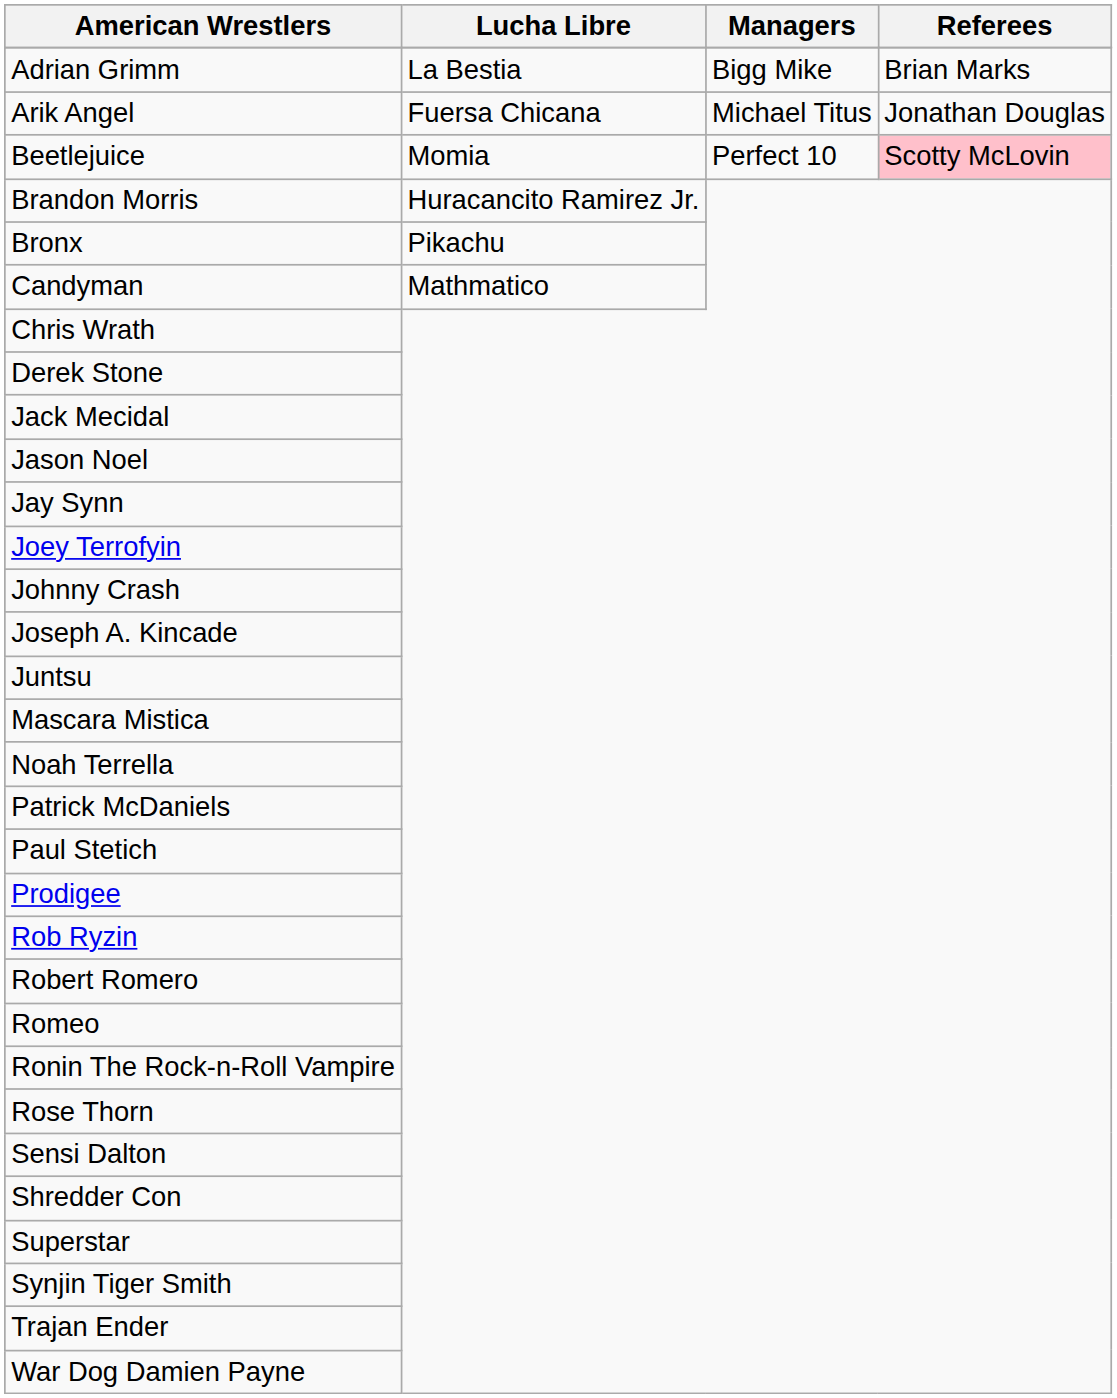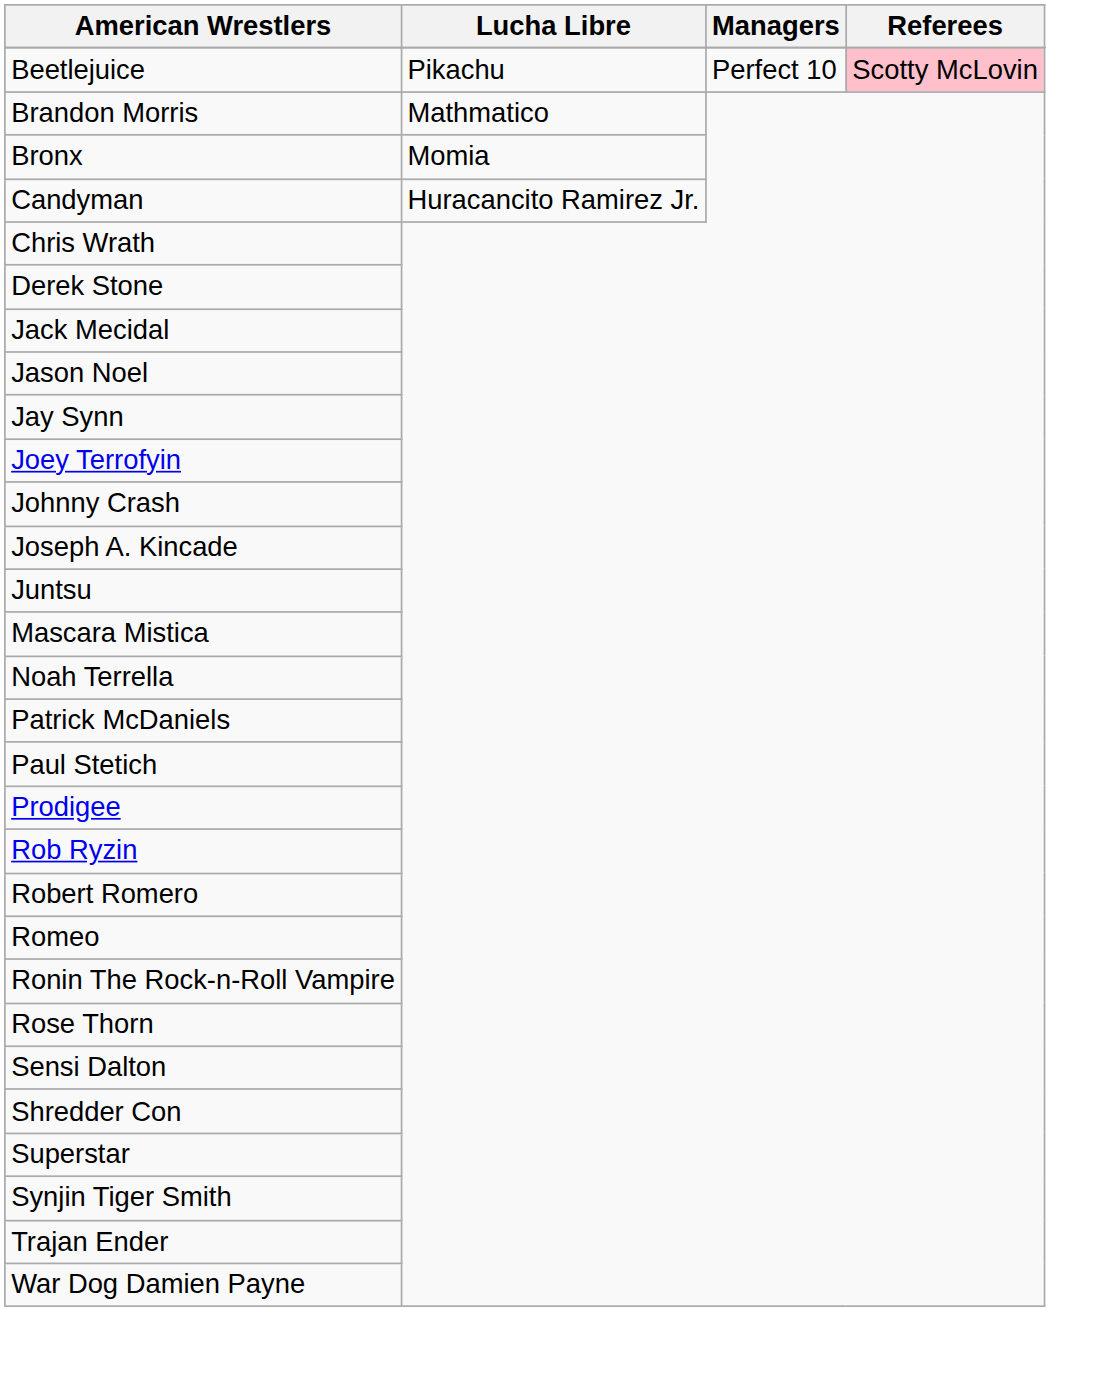- row: (96, 69)
- row: (73, 112)
(449, 156) Momia -> (456, 69) Pikachu
(553, 199) Huracancito Ramirez Jr. -> (478, 112) Mathmatico
(456, 243) Pikachu -> (449, 156) Momia
(478, 286) Mathmatico -> (553, 199) Huracancito Ramirez Jr.
